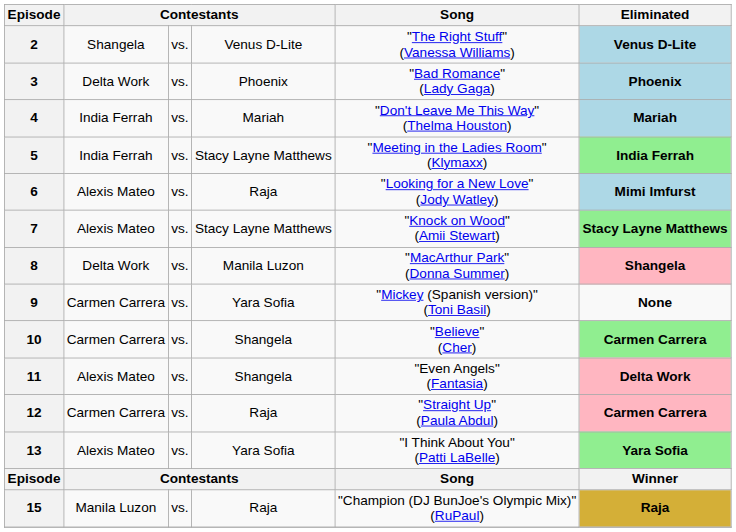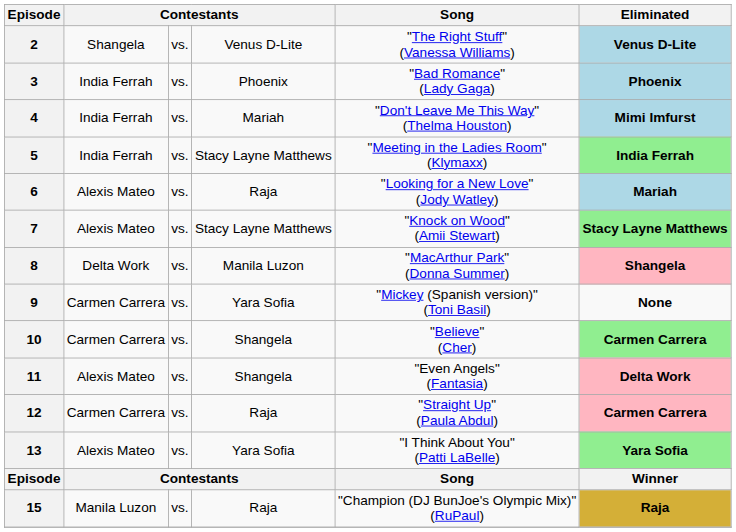(116, 81) Delta Work -> (116, 81) India Ferrah
(655, 118) Mariah -> (655, 118) Mimi Imfurst
(655, 191) Mimi Imfurst -> (655, 191) Mariah
